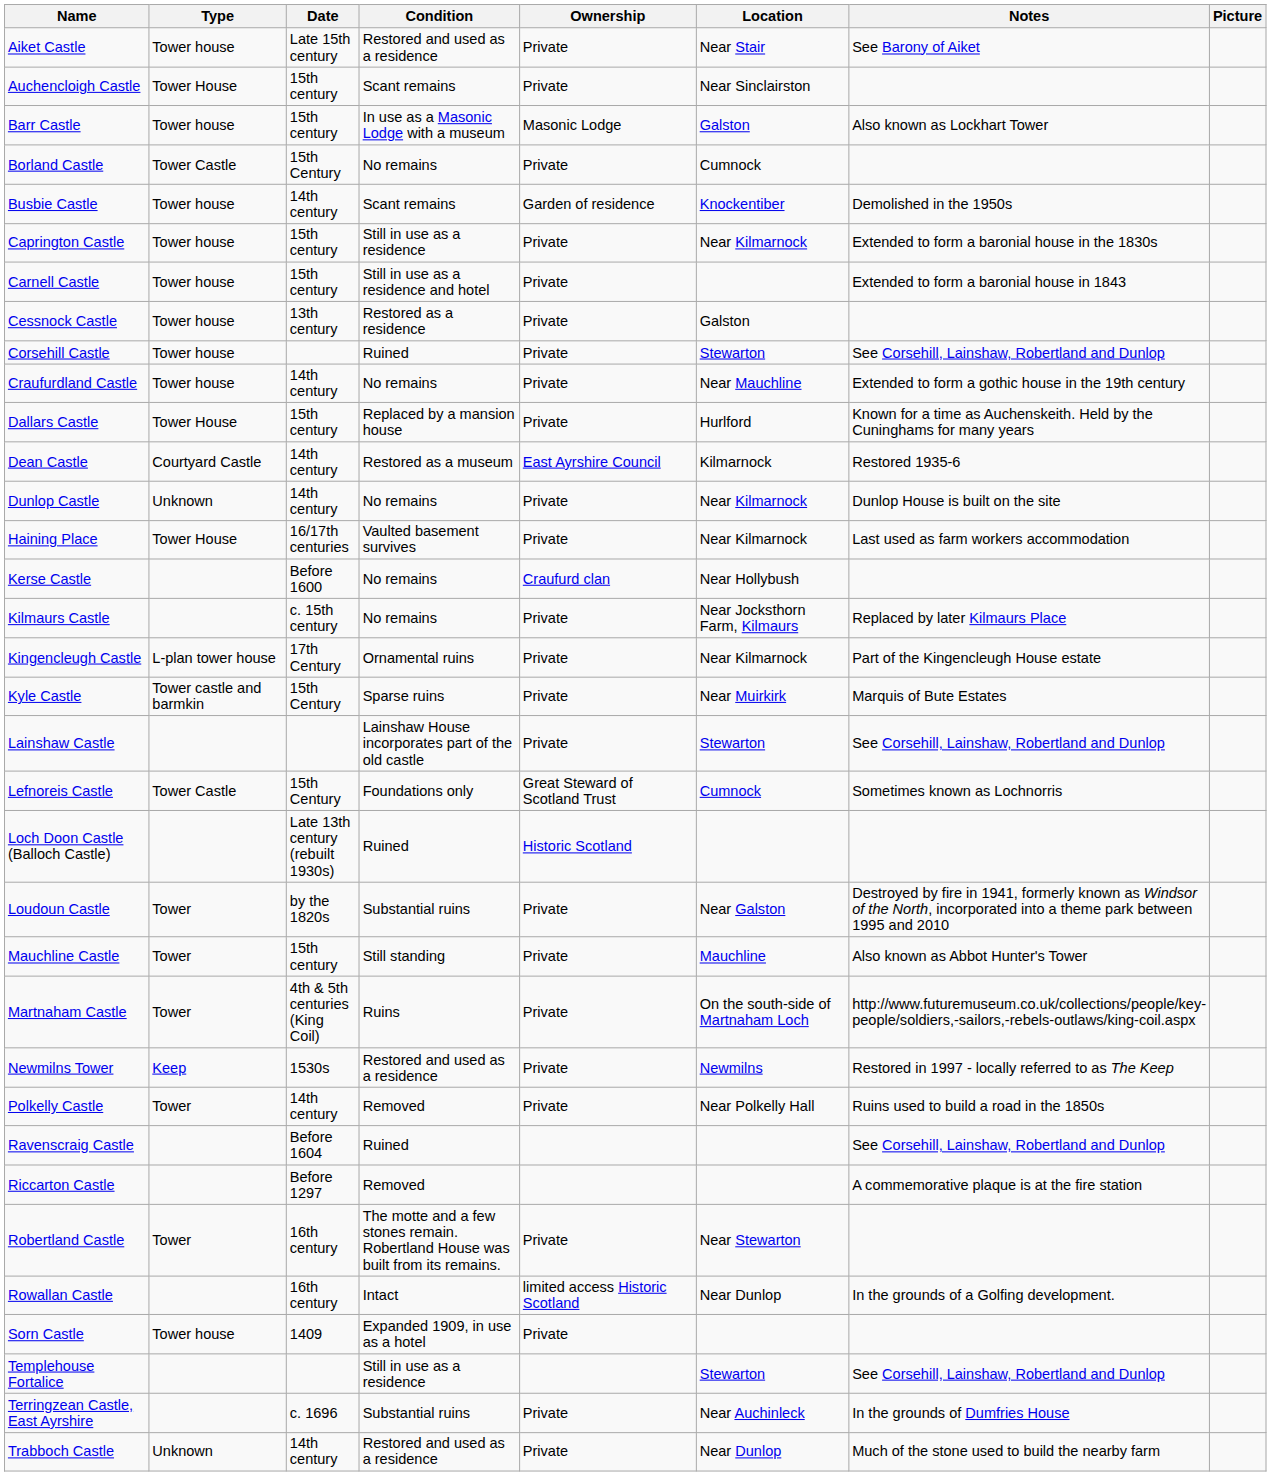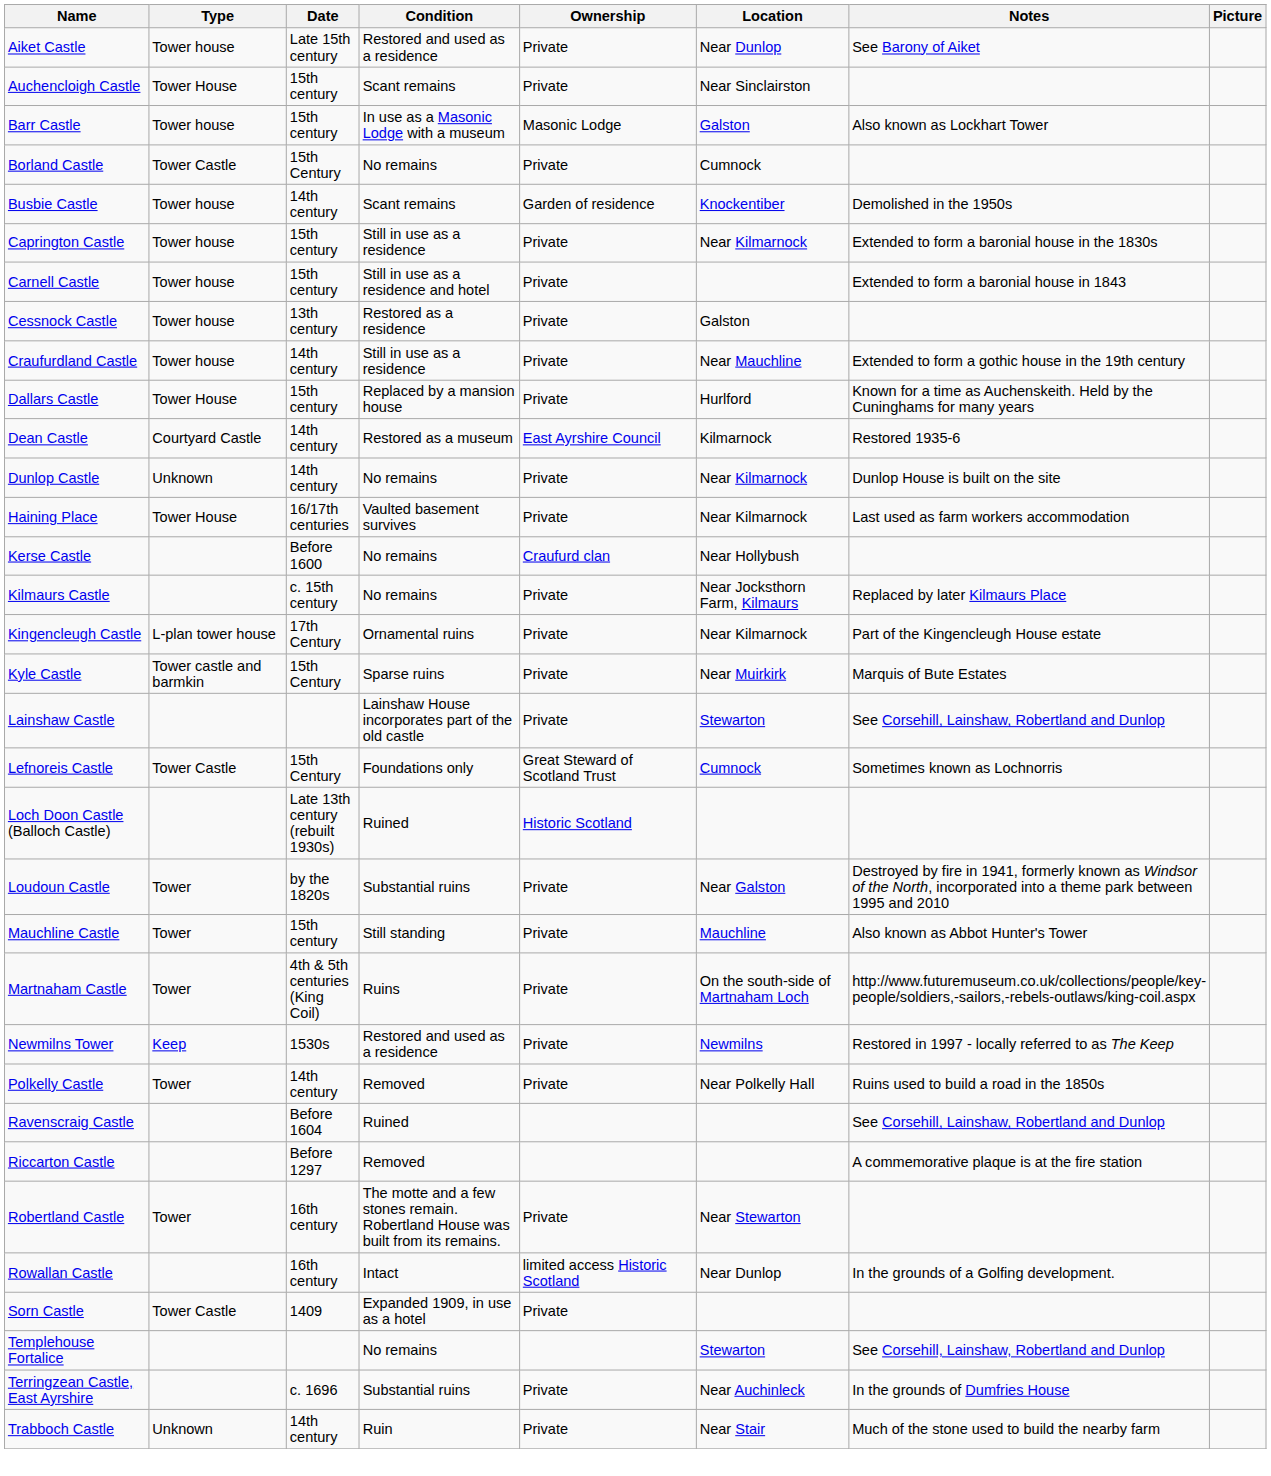(732, 47) Near Stair -> (740, 47) Near Dunlop
- row: (59, 352)
(400, 384) No remains -> (412, 361) Still in use as a residence
(194, 1335) Tower house -> (194, 1312) Tower Castle
(412, 1374) Still in use as a residence -> (400, 1351) No remains
(434, 1452) Restored and used as a residence -> (378, 1429) Ruin
(740, 1452) Near Dunlop -> (732, 1429) Near Stair
